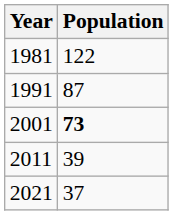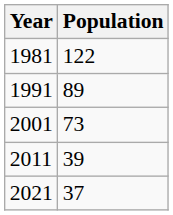(74, 90) 87 -> (74, 90) 89
(74, 124) bold -> (74, 124) normal
